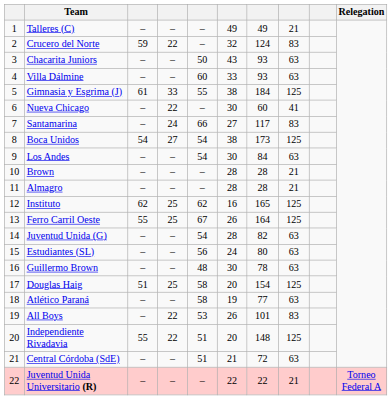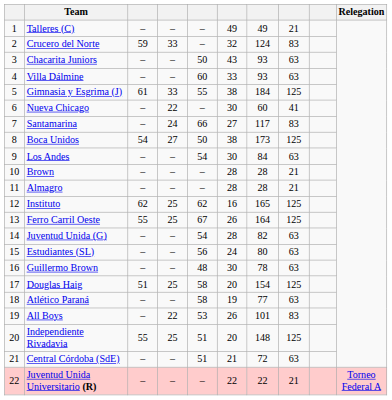(172, 44) 22 -> (172, 44) 33
(202, 140) 54 -> (202, 140) 50
(172, 337) 22 -> (172, 337) 25
